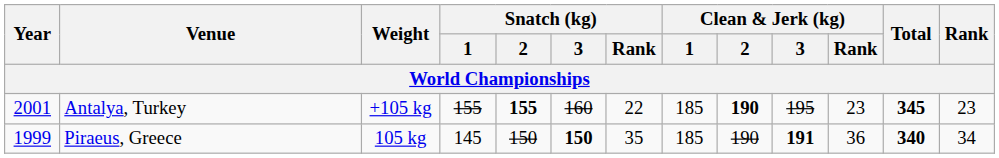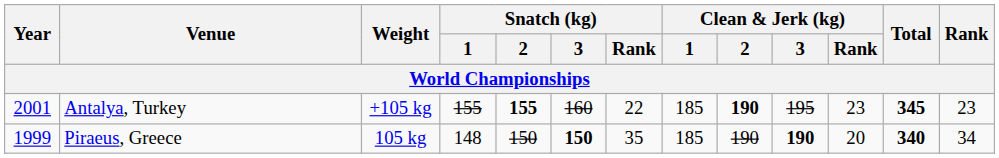(468, 138) 145 -> (468, 138) 148
(800, 138) 191 -> (800, 138) 190
(856, 138) 36 -> (856, 138) 20
